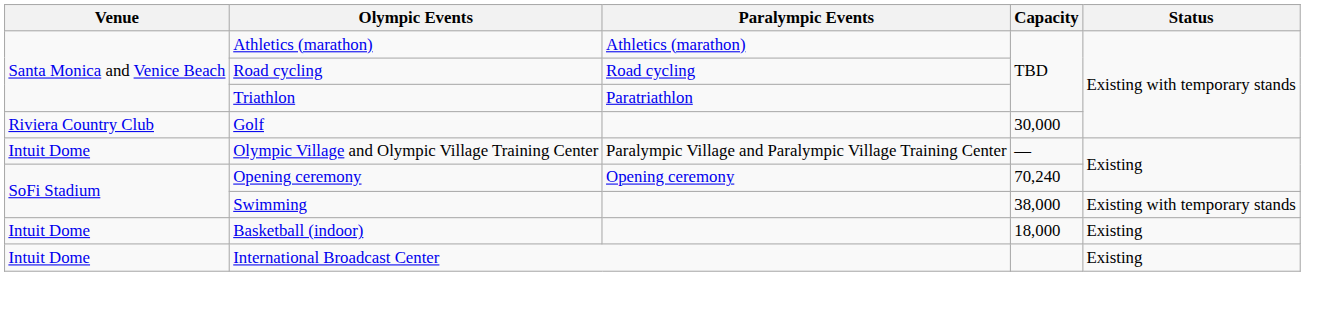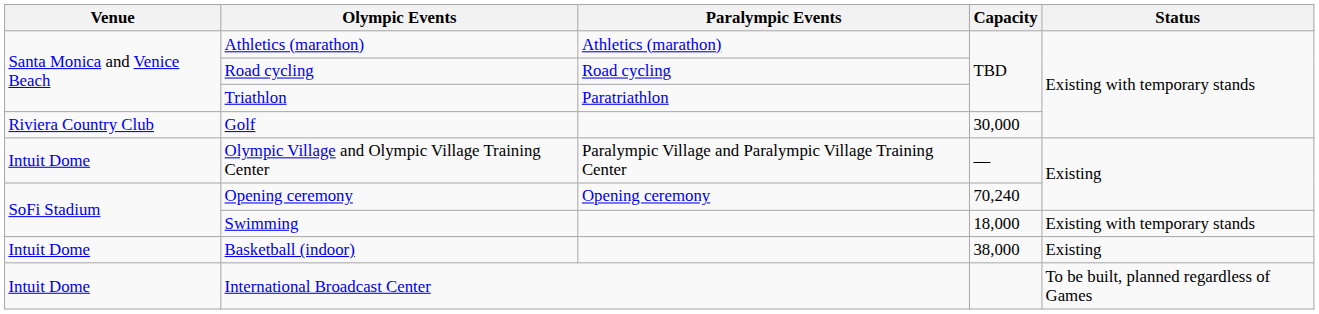(1037, 204) 38,000 -> (996, 223) 18,000
(1037, 230) 18,000 -> (996, 249) 38,000
(1114, 257) Existing -> (1158, 285) To be built, planned regardless of Games
